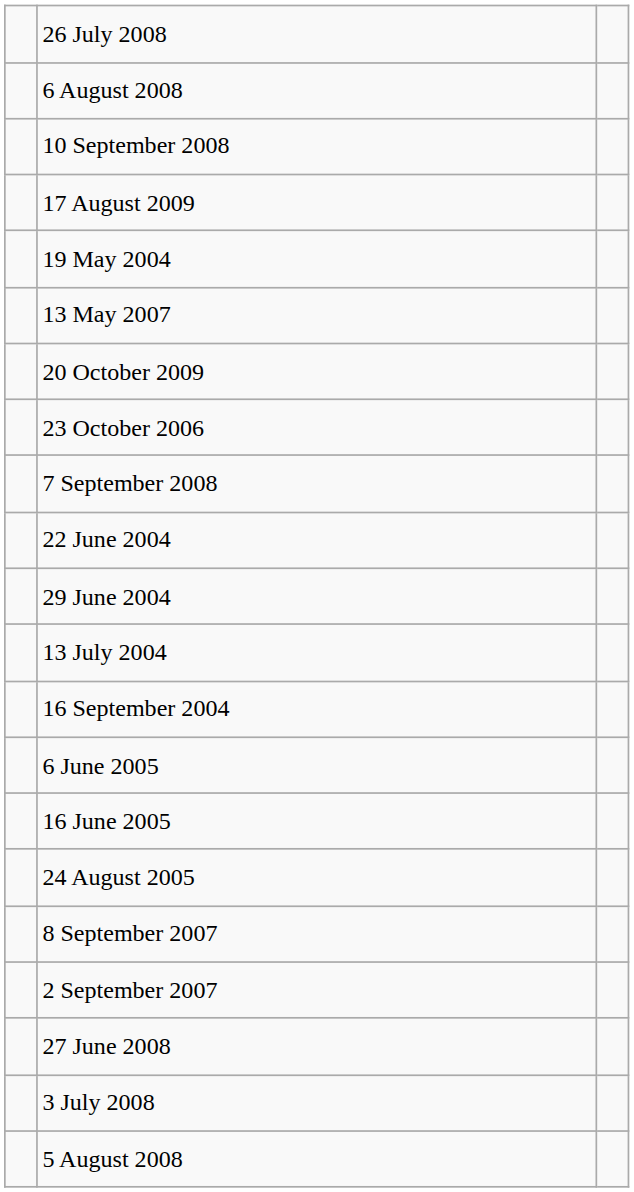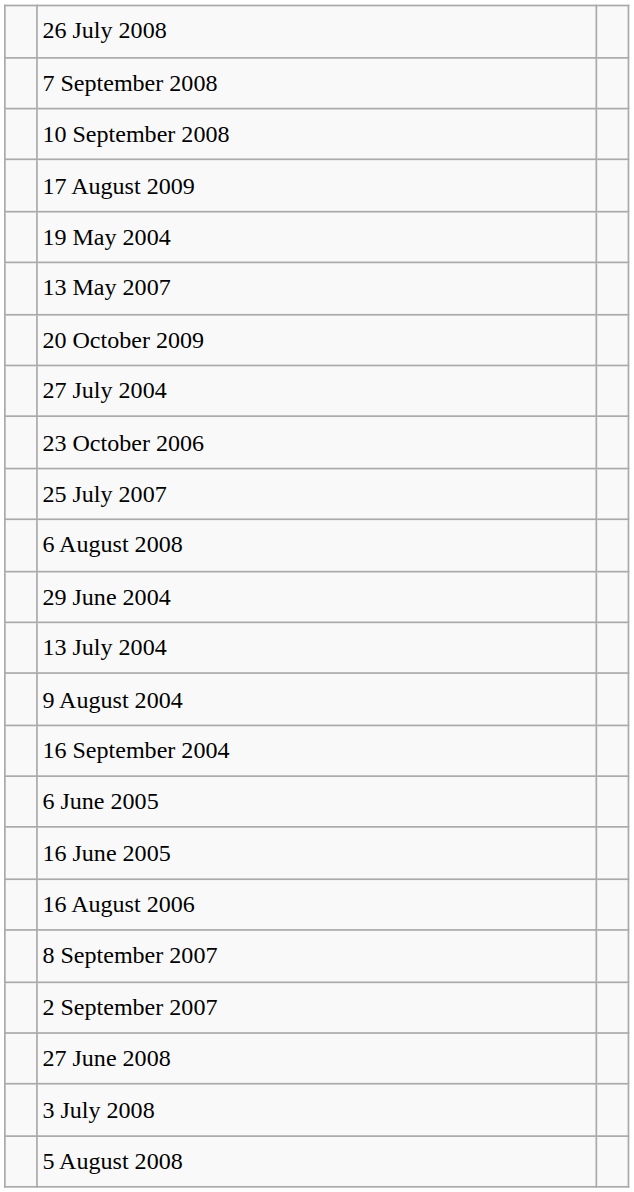rows swapped: (130, 483) <-> (113, 89)
+ row: (105, 390)
+ row: (105, 493)
- row: (107, 539)
+ row: (113, 698)
- row: (119, 877)
+ row: (119, 904)
